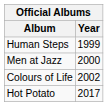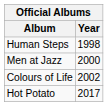(89, 45) 1999 -> (89, 45) 1998
